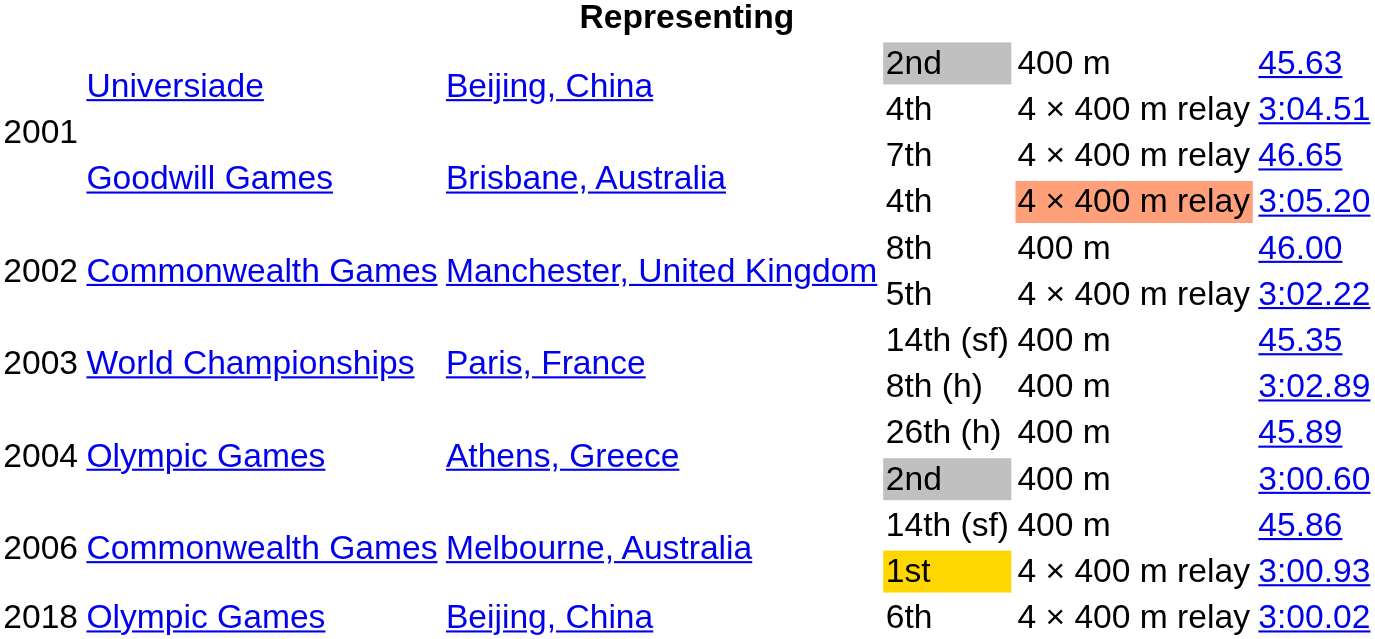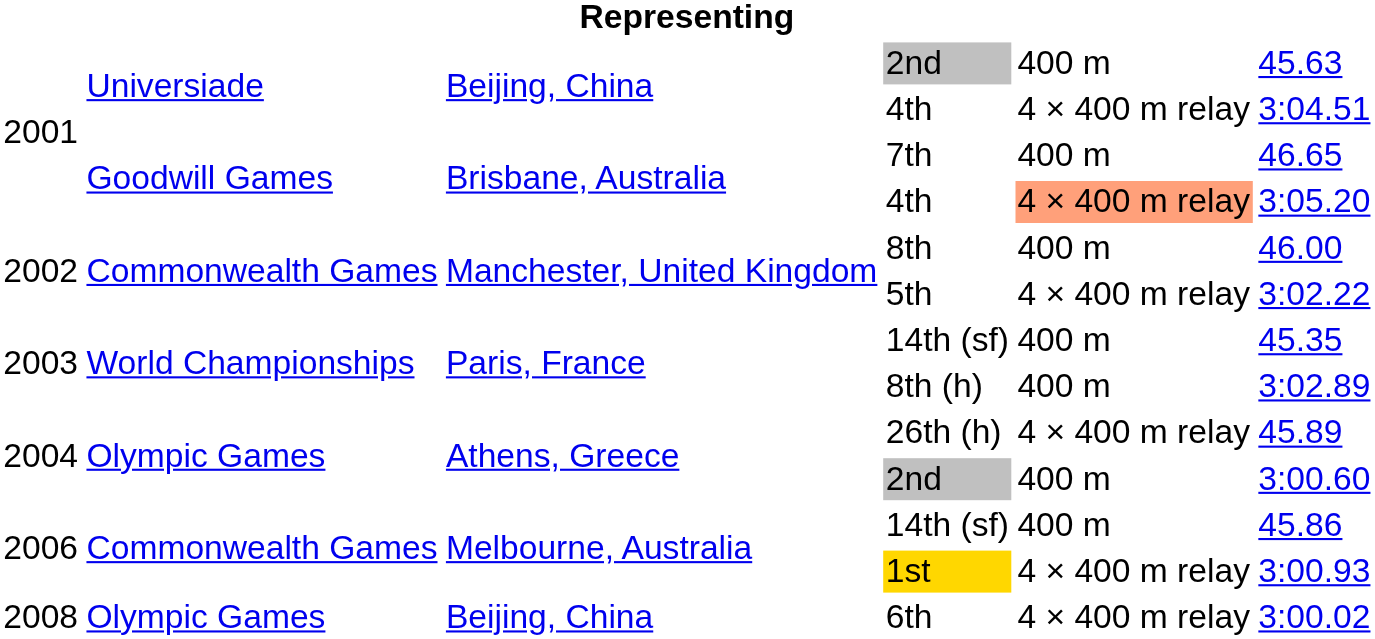(1134, 155) 4 × 400 m relay -> (1064, 155) 400 m
(1064, 432) 400 m -> (1134, 432) 4 × 400 m relay
(41, 617) 2018 -> (41, 617) 2008
